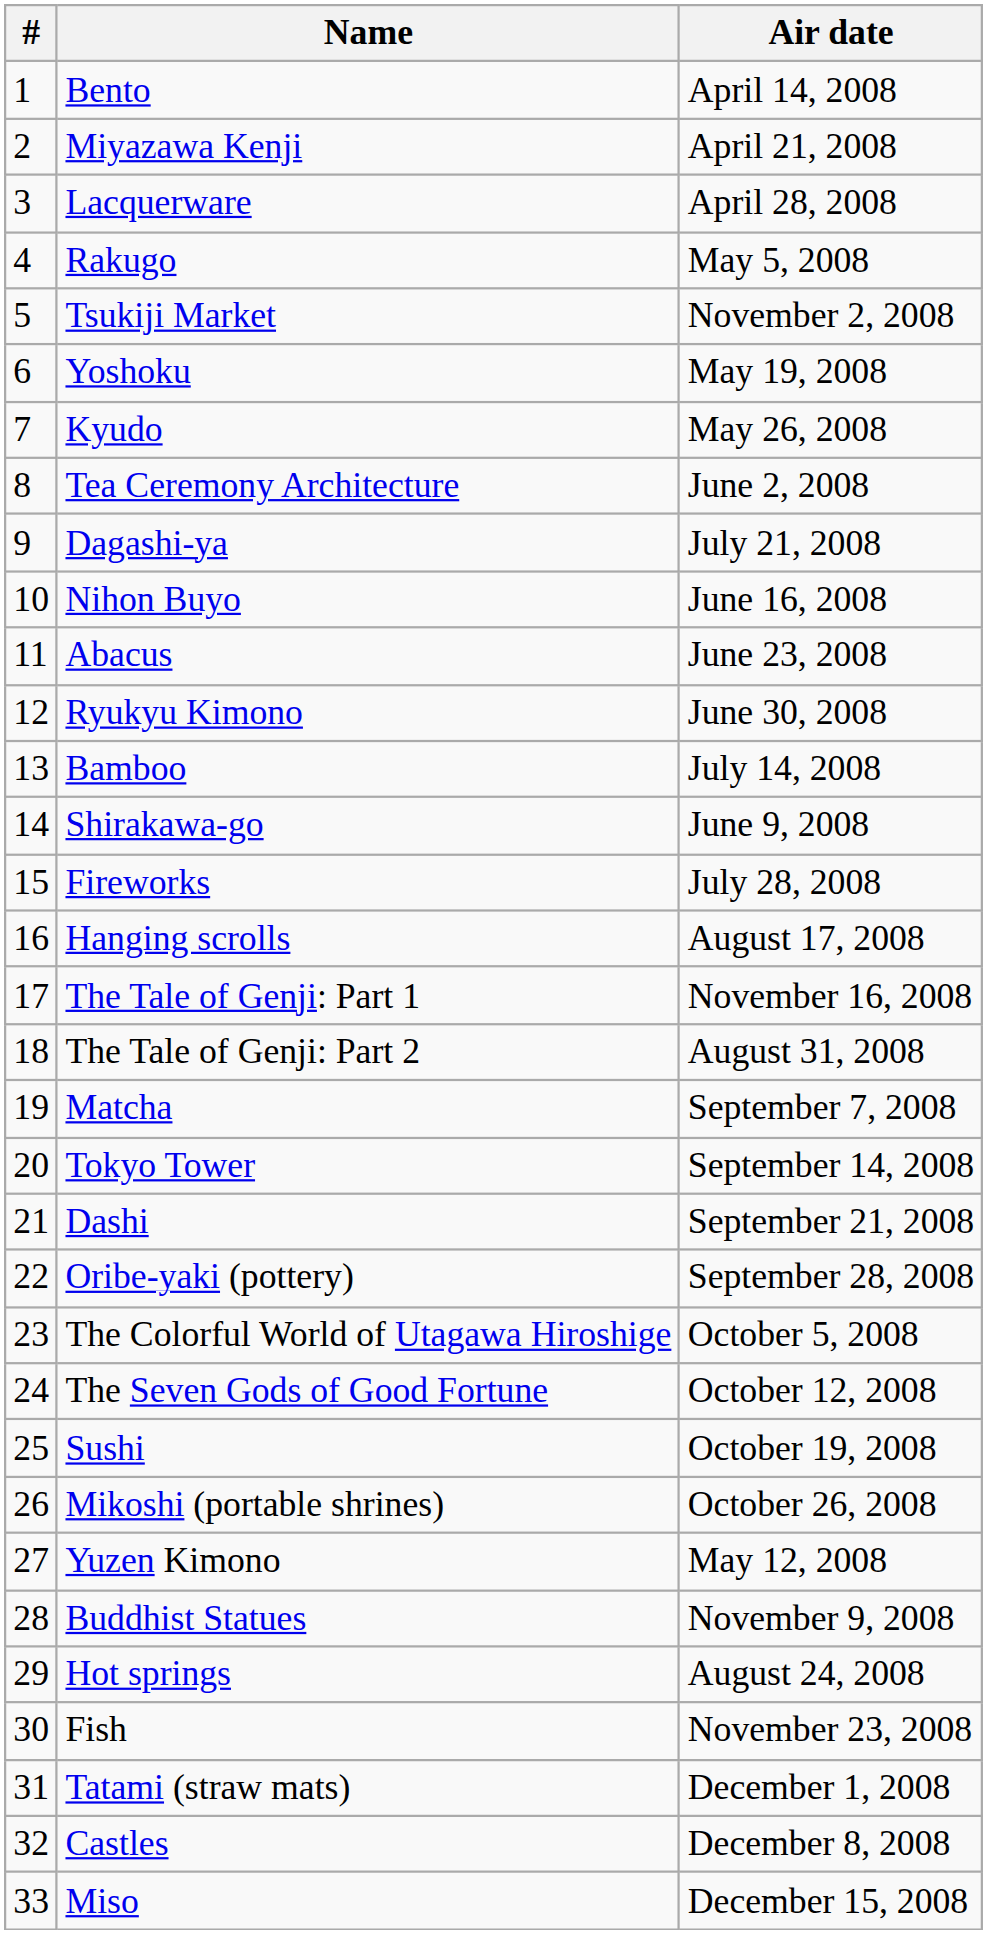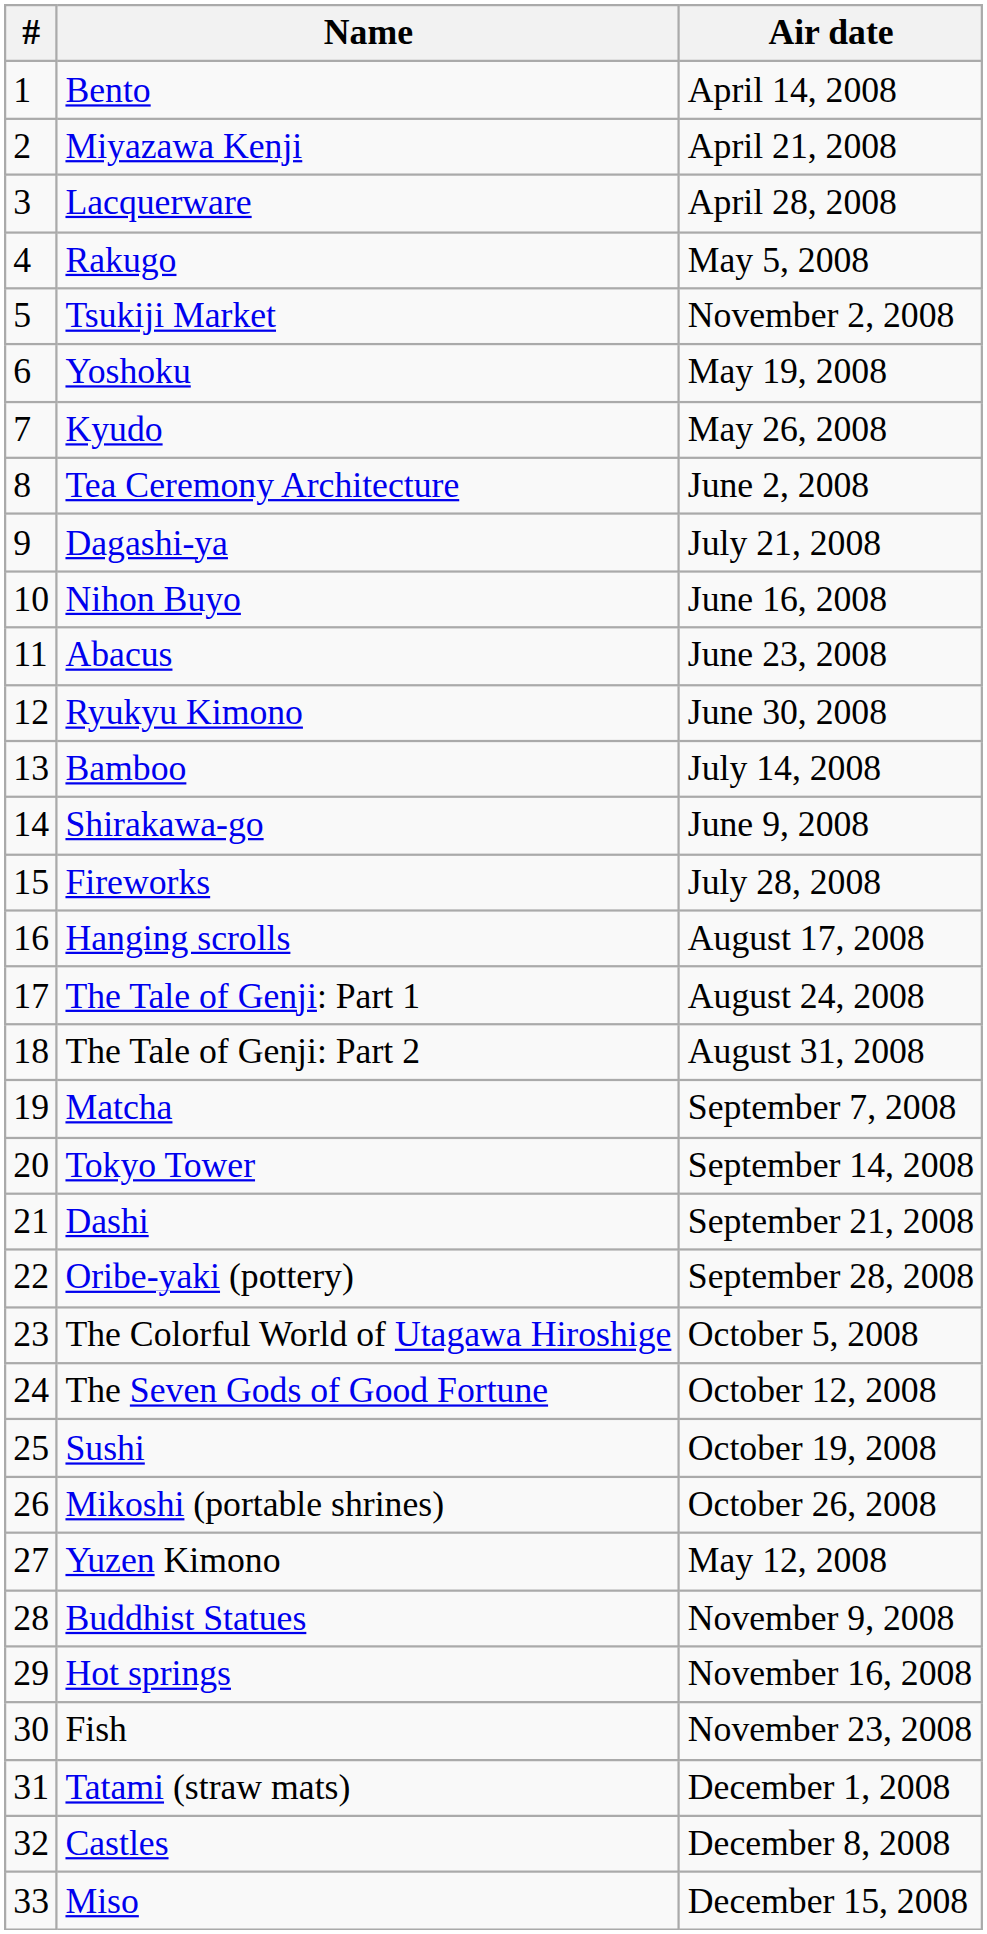(830, 994) November 16, 2008 -> (806, 994) August 24, 2008
(806, 1673) August 24, 2008 -> (830, 1673) November 16, 2008
